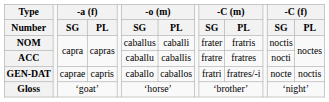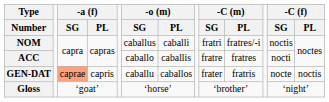(212, 43) frater -> (212, 43) fratri
(244, 43) fratris -> (244, 43) fratres/-i
(140, 58) caballu -> (140, 58) caballo
(73, 74) no background -> (73, 74) lightsalmon background
(140, 74) caballo -> (140, 74) caballu
(212, 74) fratri -> (212, 74) frater
(244, 74) fratres/-i -> (244, 74) fratris
